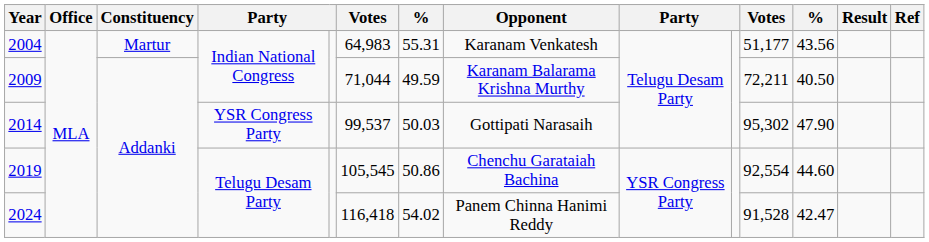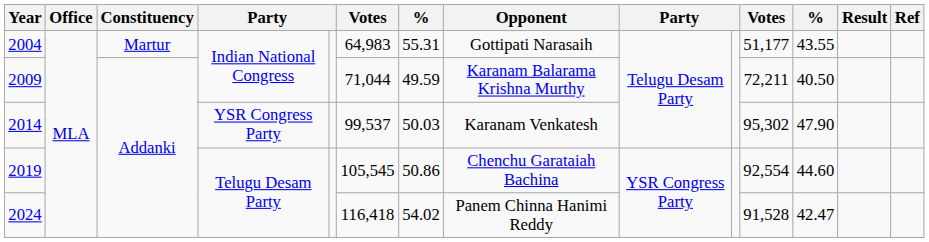(531, 44) Karanam Venkatesh -> (531, 44) Gottipati Narasaih
(816, 44) 43.56 -> (816, 44) 43.55
(531, 124) Gottipati Narasaih -> (531, 124) Karanam Venkatesh
